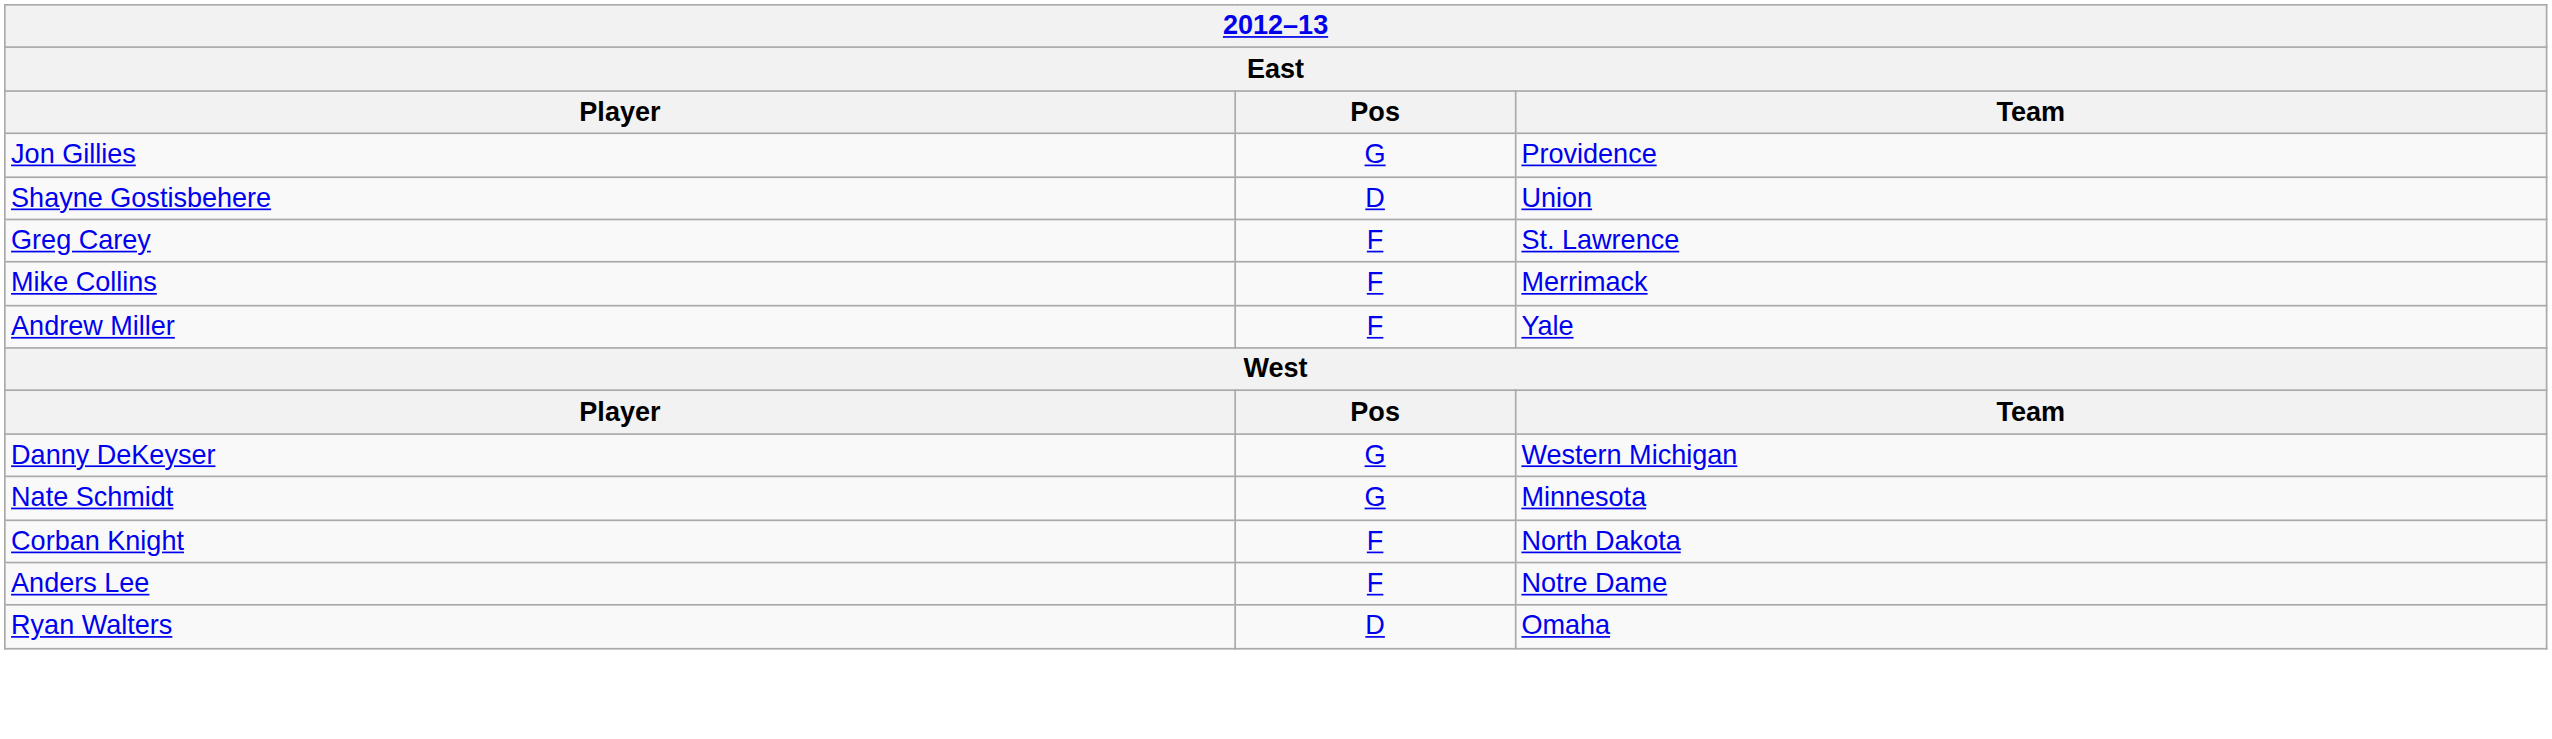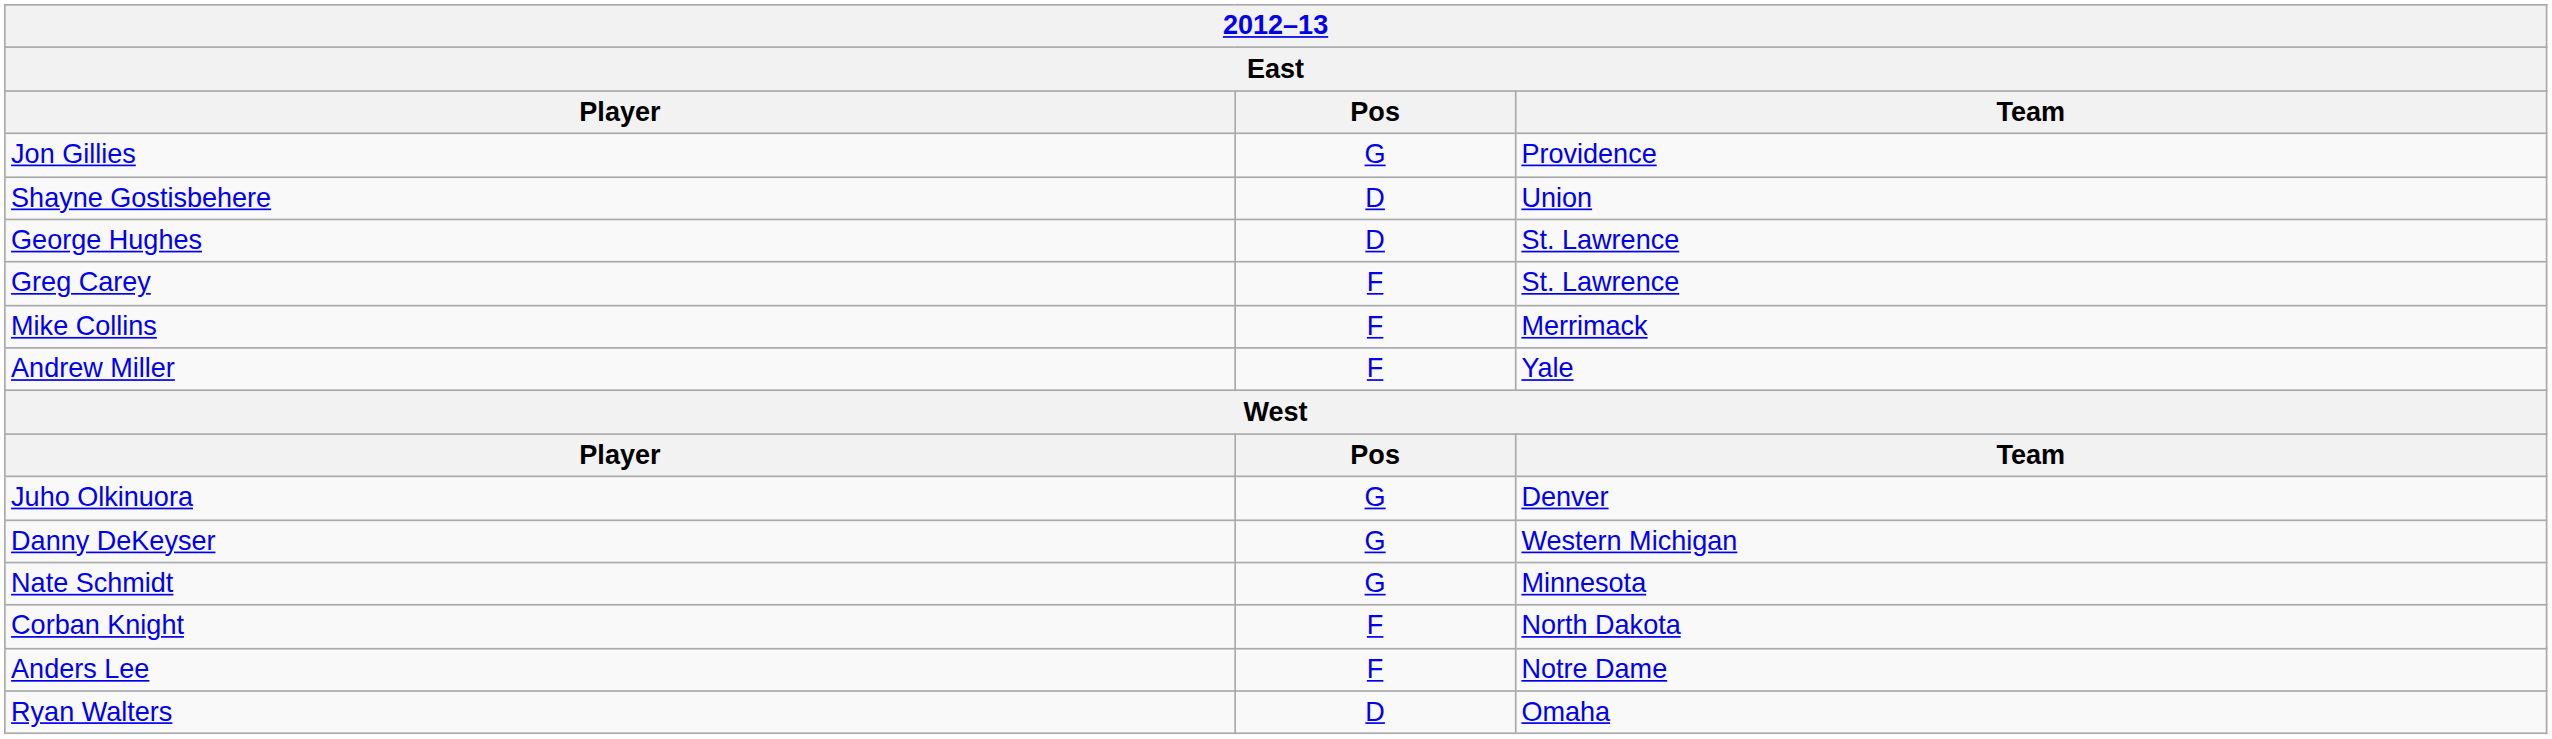+ row: (107, 240)
+ row: (102, 497)
